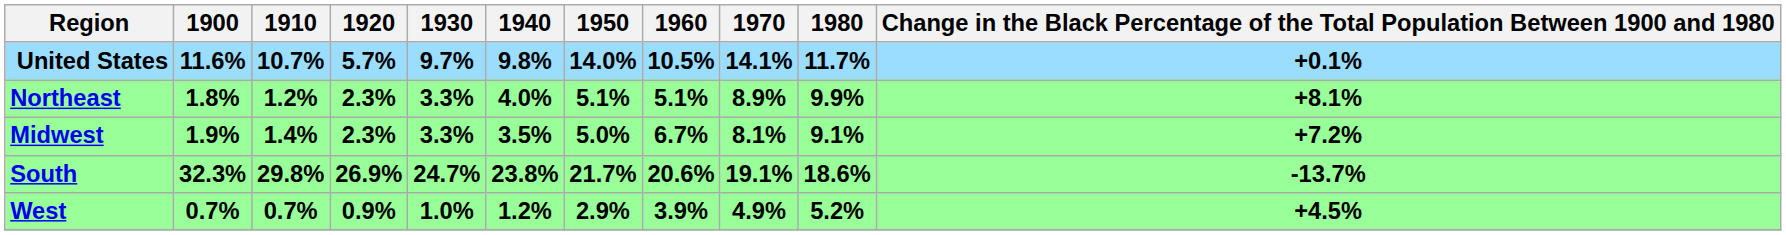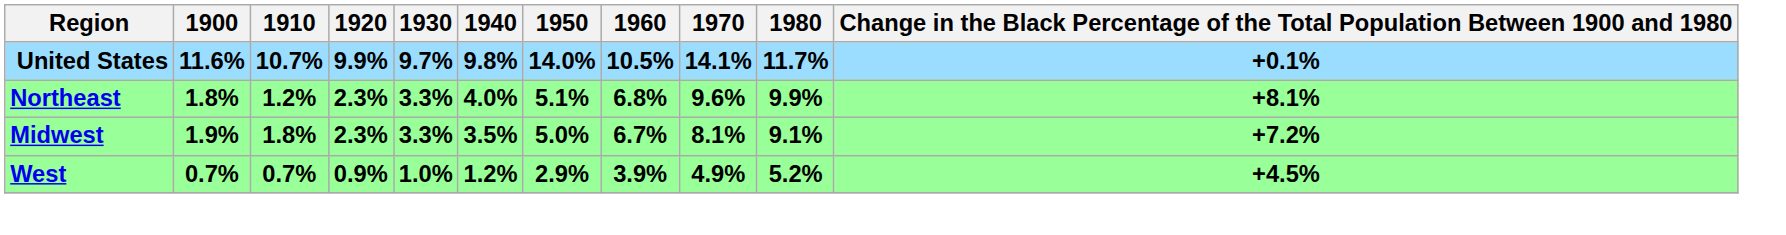(369, 60) 5.7% -> (361, 60) 9.9%
(681, 98) 5.1% -> (640, 98) 6.8%
(759, 98) 8.9% -> (718, 98) 9.6%
(291, 135) 1.4% -> (289, 135) 1.8%
- row: (44, 173)
